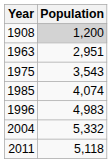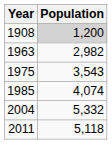(89, 52) 2,951 -> (89, 52) 2,982
- row: (21, 110)
